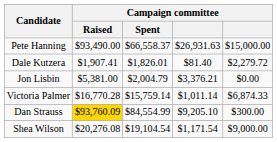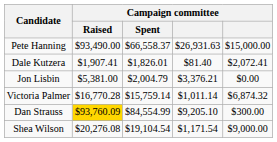(248, 63) $2,279.72 -> (248, 63) $2,072.41
(248, 96) $6,874.33 -> (248, 96) $6,874.32
